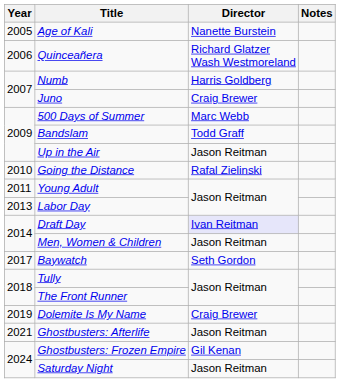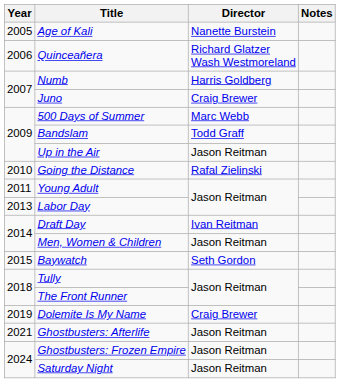(225, 224) lavender background -> (225, 224) no background
(20, 260) 2017 -> (20, 260) 2015
(216, 350) Gil Kenan -> (229, 350) Jason Reitman
